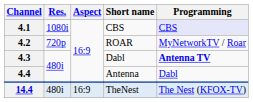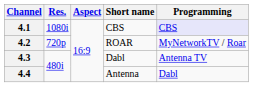(185, 58) bold -> (183, 58) normal
- row: (24, 90)
